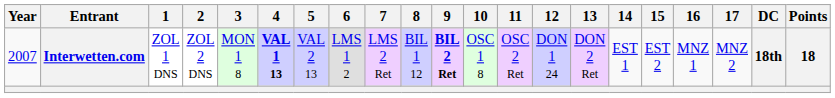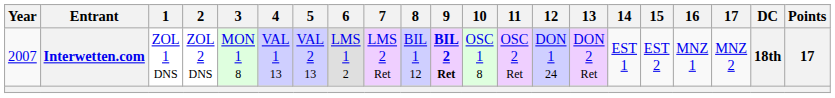(276, 56) bold -> (276, 56) normal
(808, 56) 18 -> (807, 56) 17
